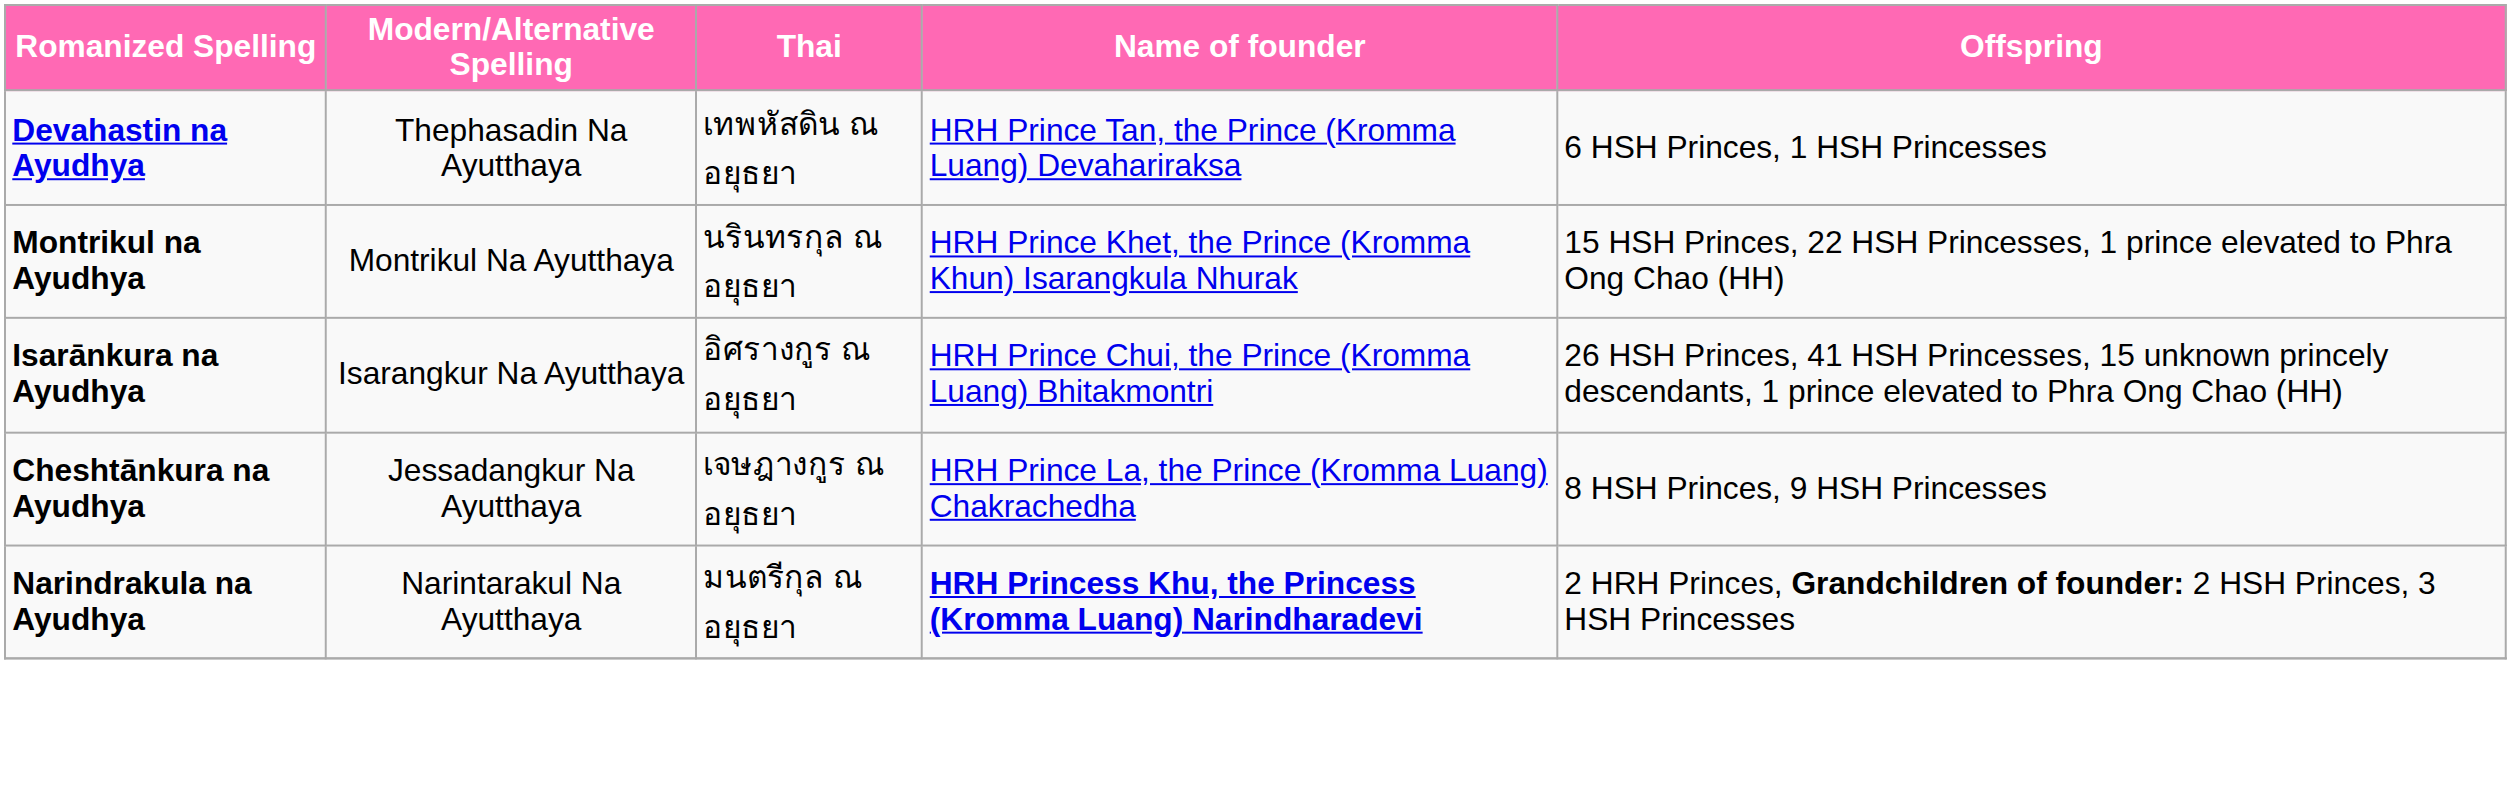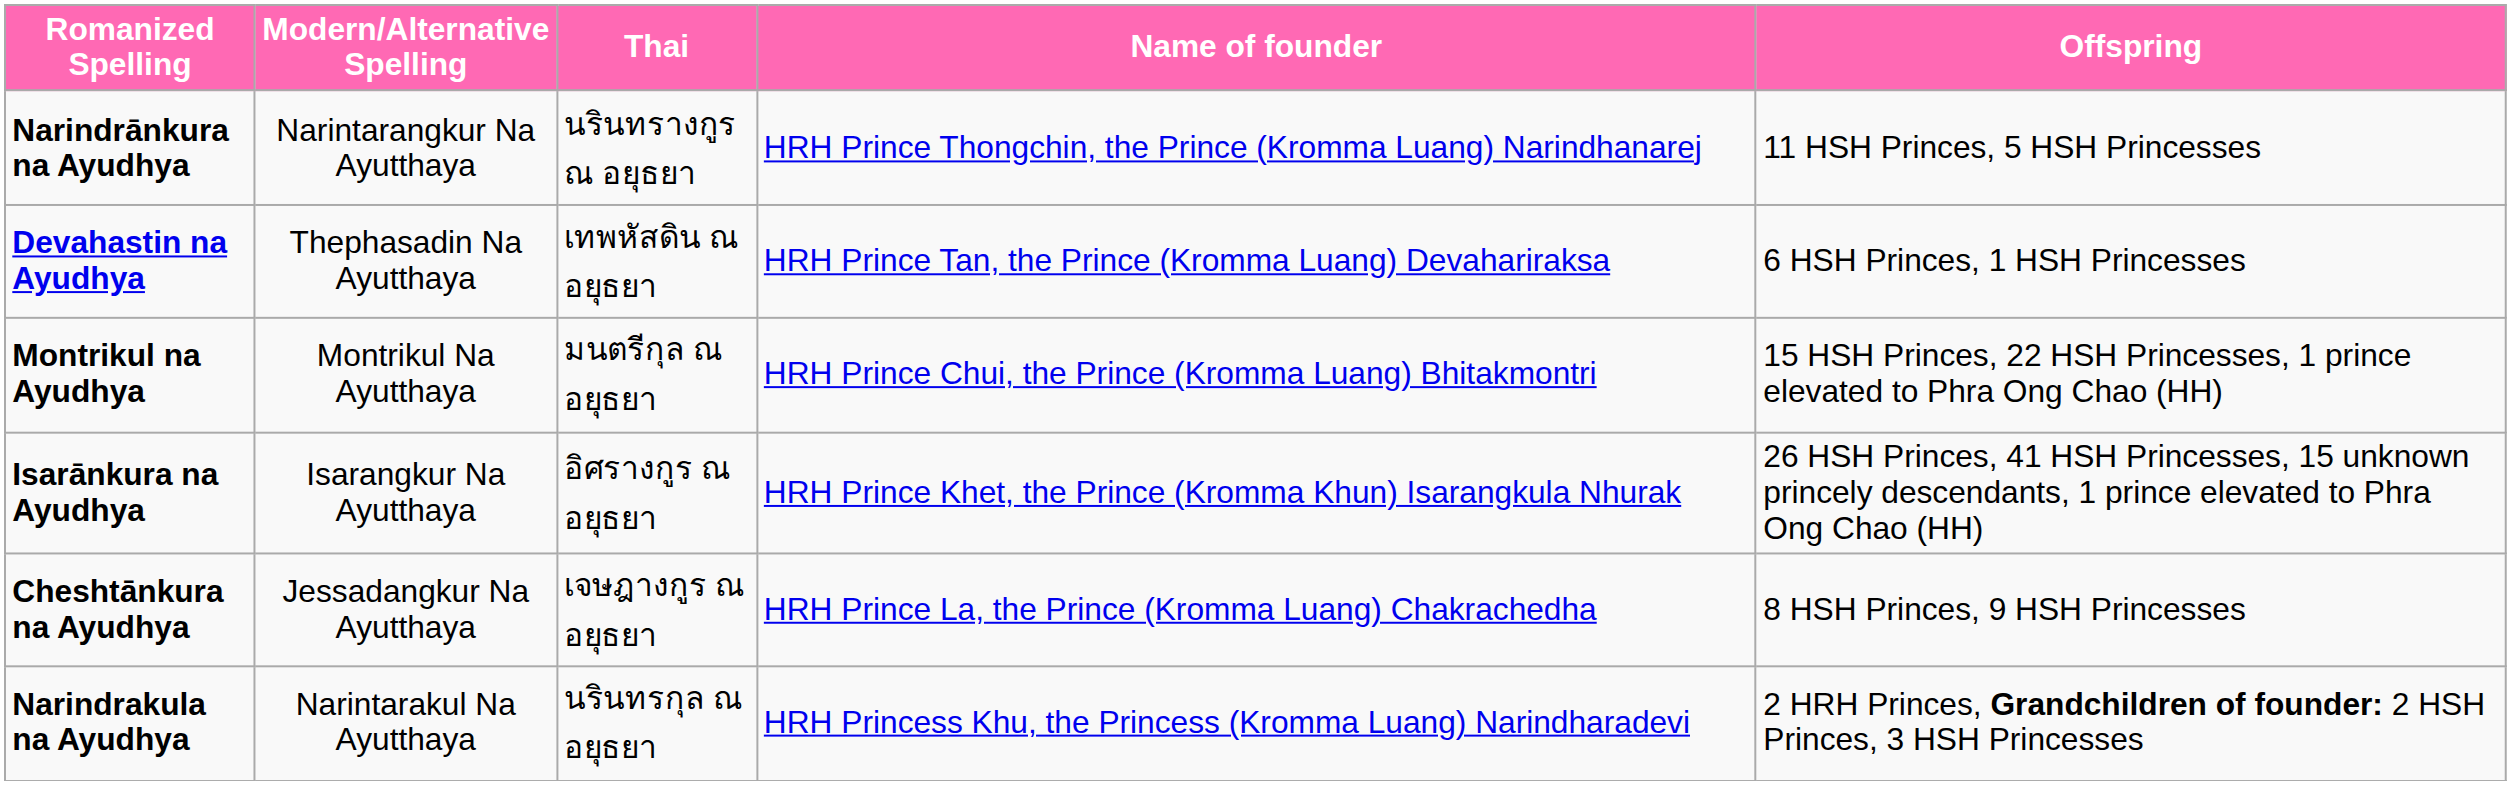+ row: (121, 147)
(793, 261) นรินทรกุล ณ อยุธยา -> (644, 375) มนตรีกุล ณ อยุธยา
(1200, 260) HRH Prince Khet, the Prince (Kromma Khun) Isarangkula Nhurak -> (1180, 374) HRH Prince Chui, the Prince (Kromma Luang) Bhitakmontri
(1200, 374) HRH Prince Chui, the Prince (Kromma Luang) Bhitakmontri -> (1223, 491) HRH Prince Khet, the Prince (Kromma Khun) Isarangkula Nhurak
(783, 602) มนตรีกุล ณ อยุธยา -> (653, 724) นรินทรกุล ณ อยุธยา
(1176, 601) bold -> (1227, 723) normal
